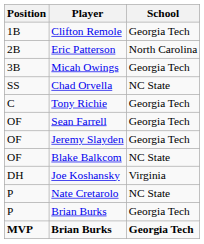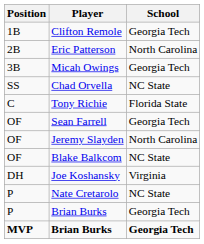(159, 103) Georgia Tech -> (158, 103) Florida State
(159, 139) Georgia Tech -> (163, 139) North Carolina
